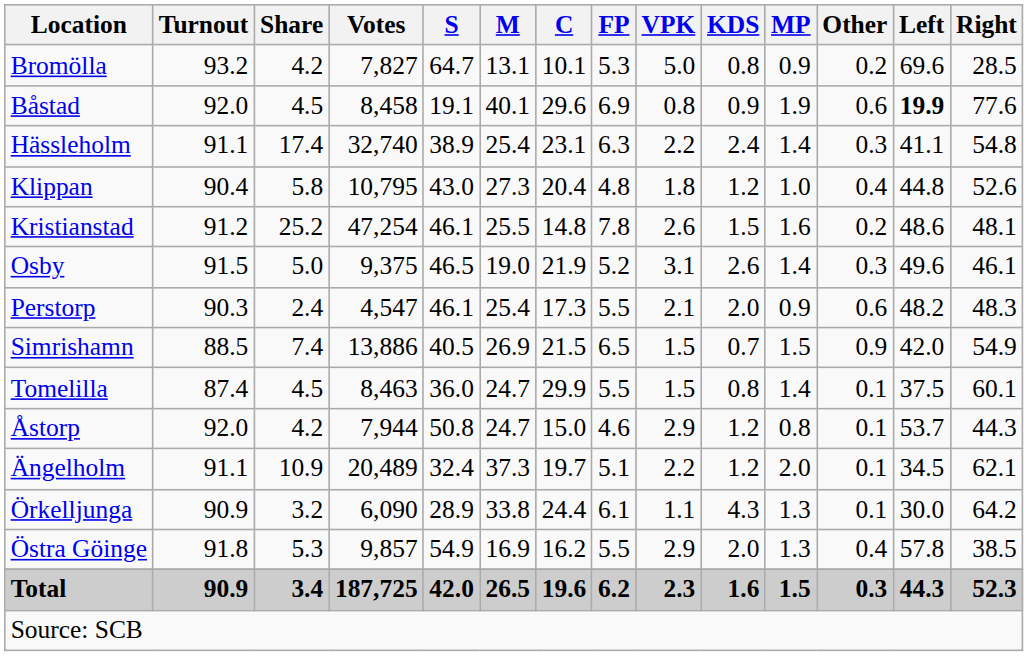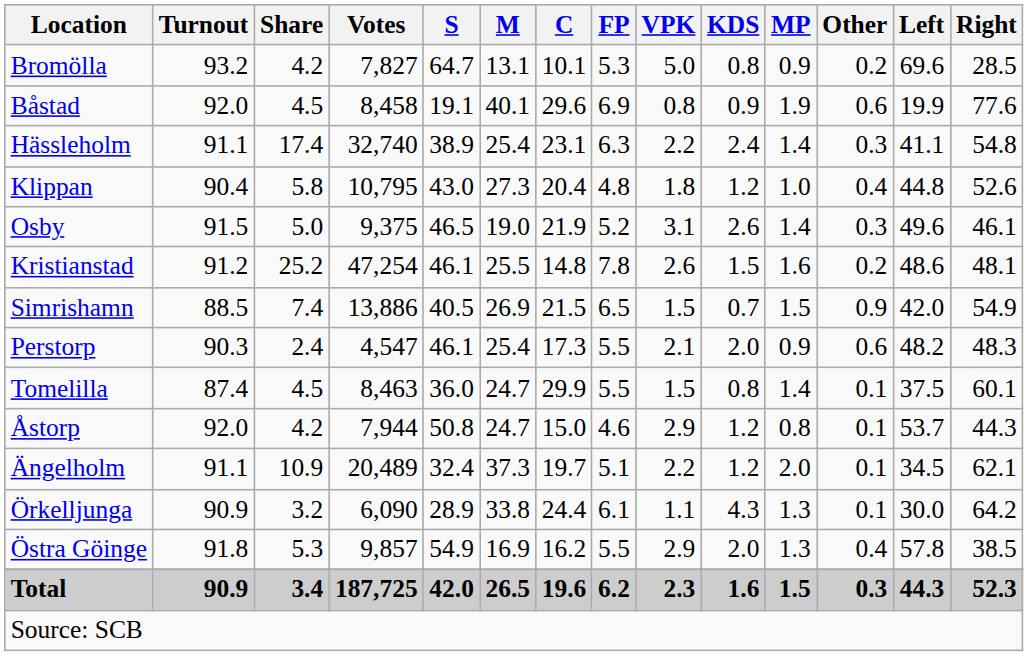(922, 105) bold -> (922, 105) normal
rows swapped: (72, 226) <-> (38, 266)
rows swapped: (53, 307) <-> (72, 347)
